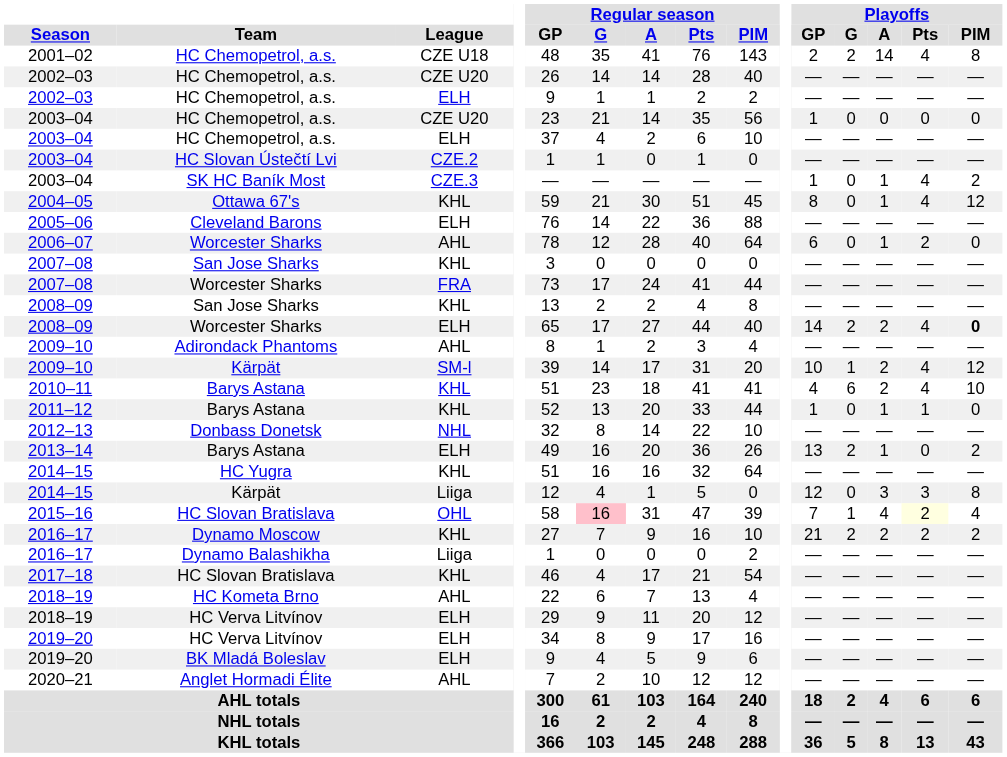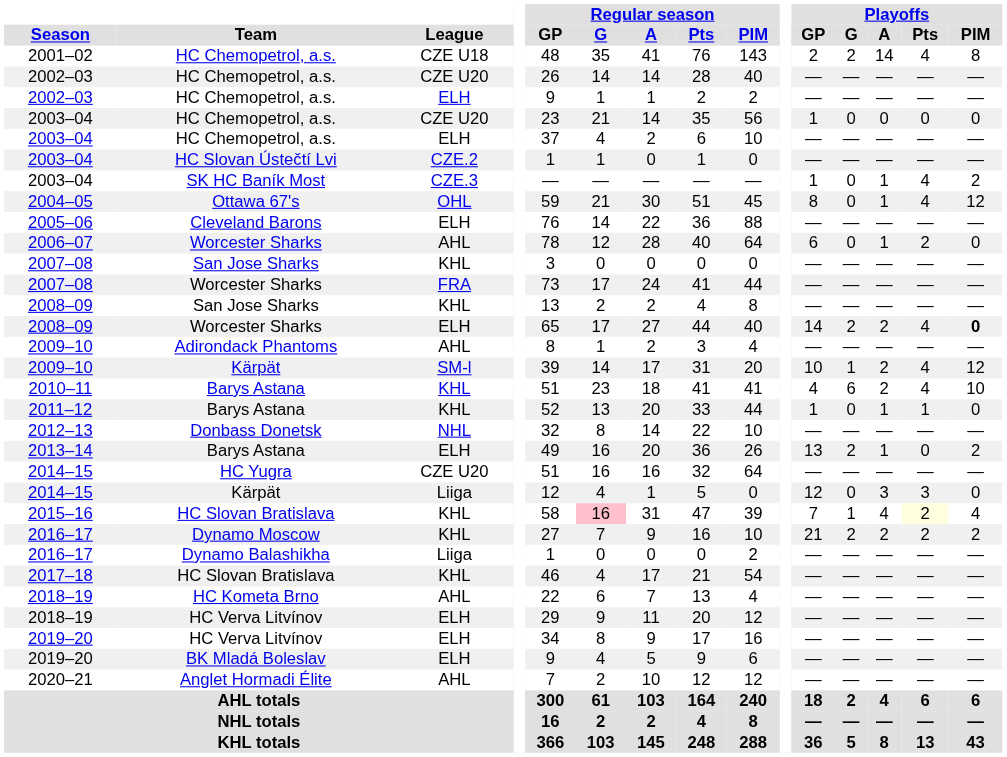(454, 201) KHL -> (454, 201) OHL
(454, 471) KHL -> (454, 471) CZE U20
(976, 492) 8 -> (976, 492) 0
(454, 513) OHL -> (454, 513) KHL
